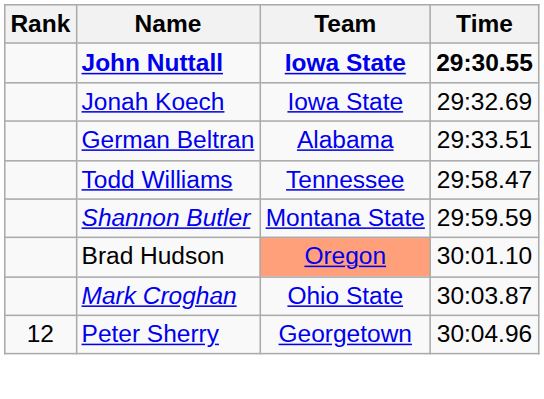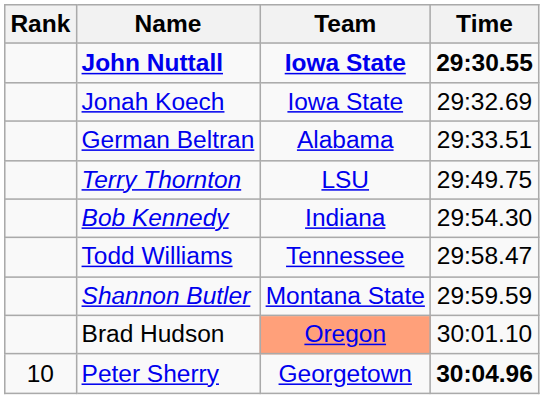+ row: (161, 179)
+ row: (155, 218)
- row: (159, 295)
(40, 334) 12 -> (40, 373) 10
(484, 334) normal -> (484, 373) bold
